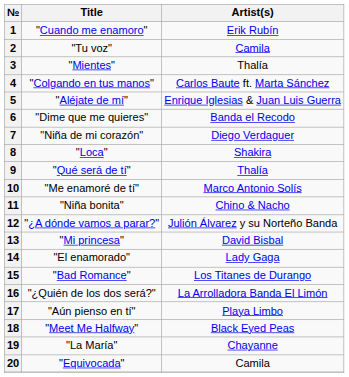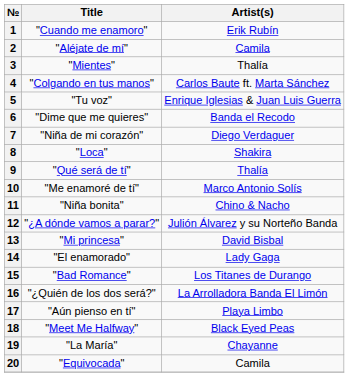(92, 48) "Tu voz" -> (92, 48) "Aléjate de mí"
(92, 100) "Aléjate de mí" -> (92, 100) "Tu voz"
